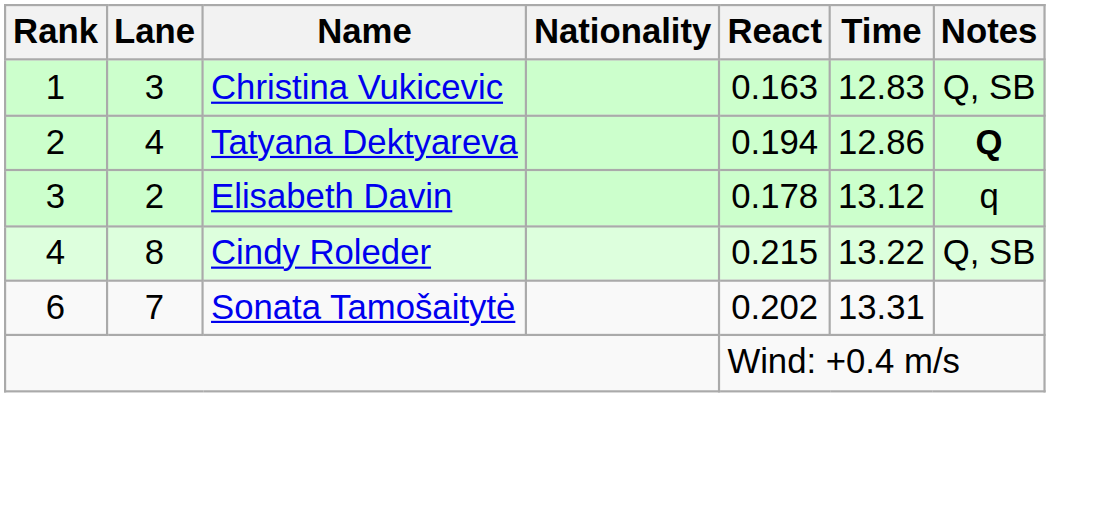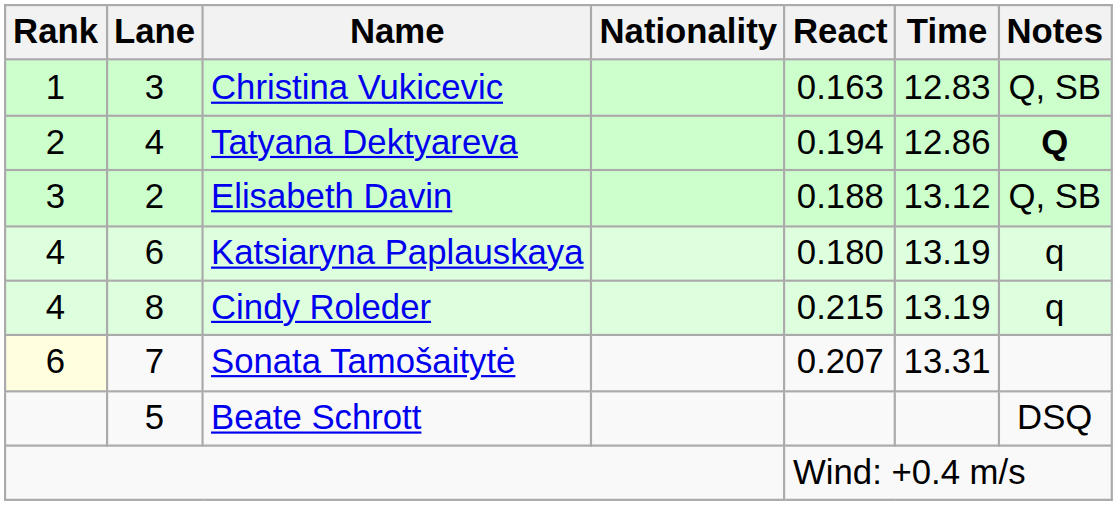(775, 197) 0.178 -> (840, 197) 0.188
(989, 197) q -> (1055, 197) Q, SB
+ row: (397, 252)
(881, 252) 13.22 -> (947, 307) 13.19
(989, 252) Q, SB -> (1055, 307) q
(56, 307) no background -> (56, 362) lightyellow background
(775, 307) 0.202 -> (840, 362) 0.207
+ row: (316, 417)
